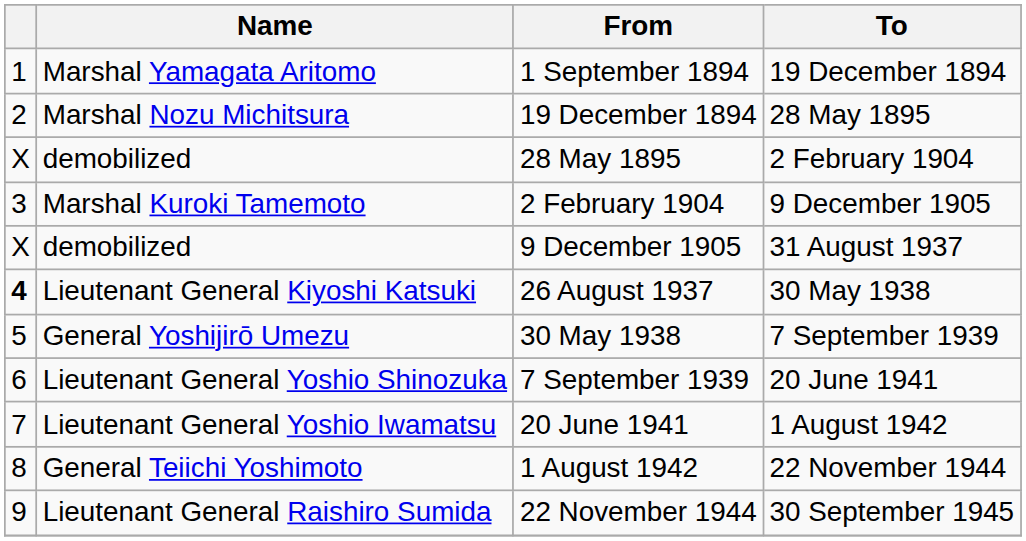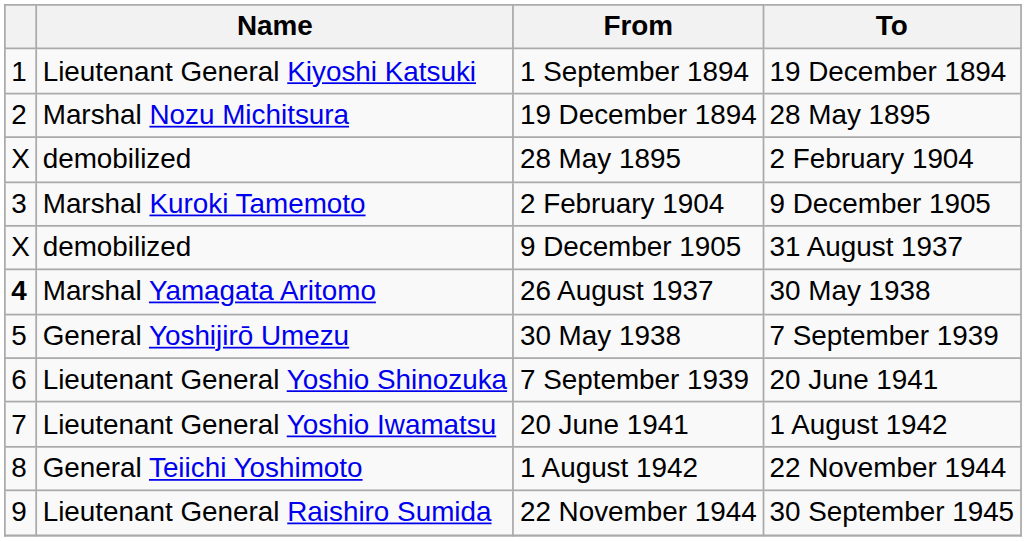(209, 70) Marshal Yamagata Aritomo -> (259, 70) Lieutenant General Kiyoshi Katsuki
(259, 291) Lieutenant General Kiyoshi Katsuki -> (209, 291) Marshal Yamagata Aritomo
